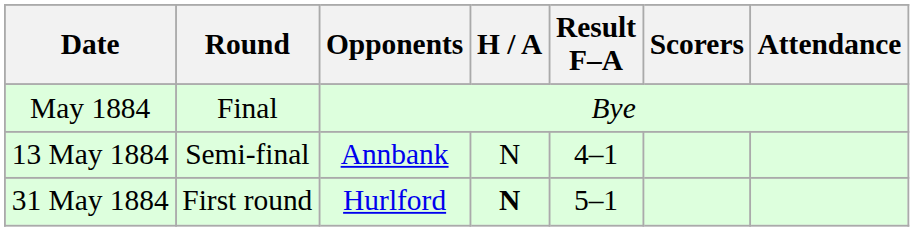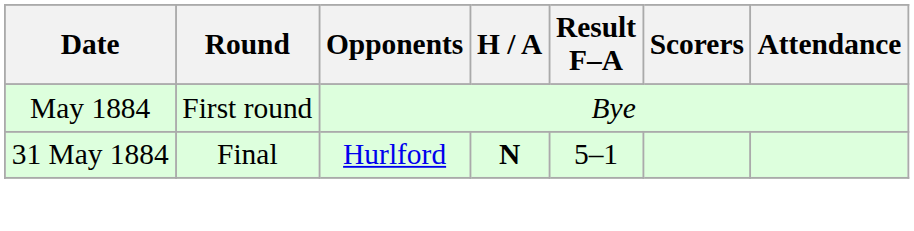(247, 107) Final -> (247, 107) First round
- row: (90, 154)
(247, 201) First round -> (247, 154) Final
